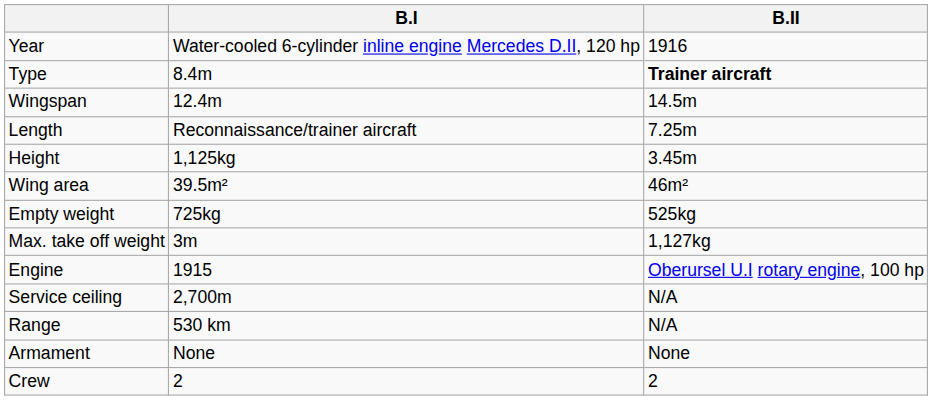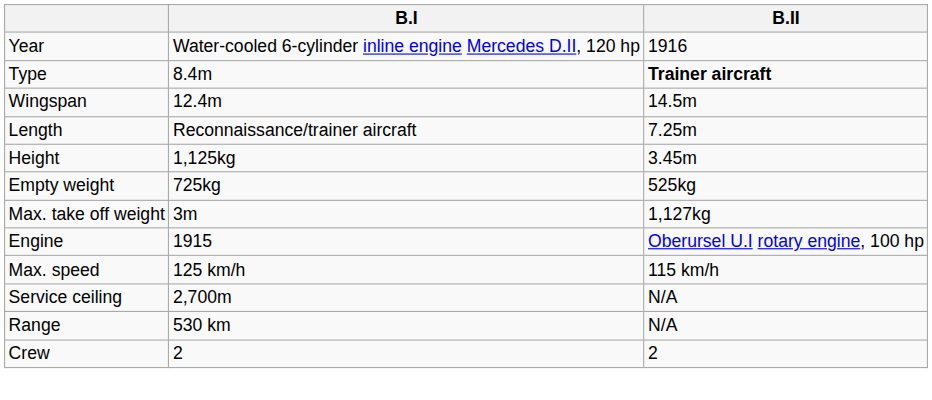- row: (49, 185)
+ row: (54, 269)
- row: (49, 353)
